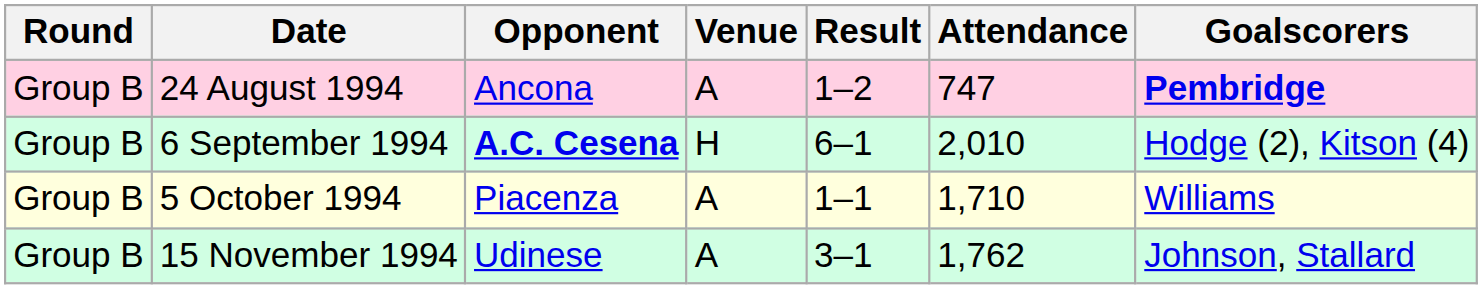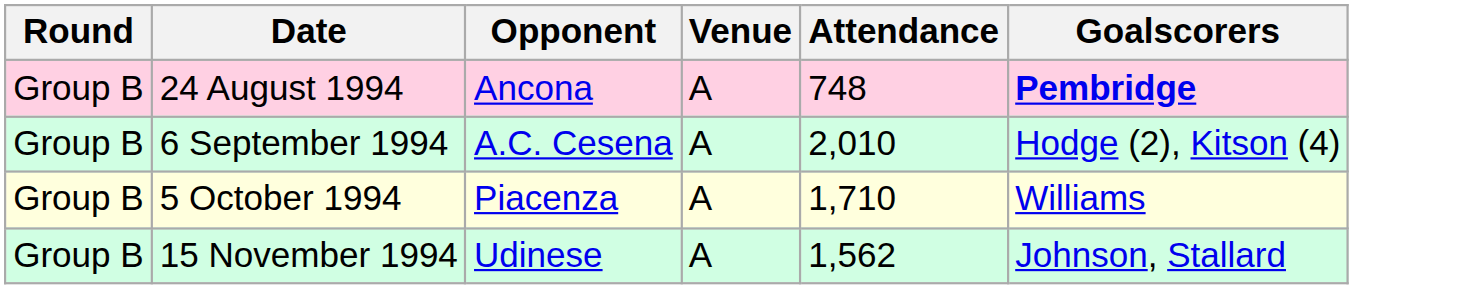- column: (868, 32)
(967, 87) 747 -> (837, 87) 748
(576, 143) bold -> (573, 143) normal
(707, 143) H -> (701, 143) A
(981, 254) 1,762 -> (852, 254) 1,562
